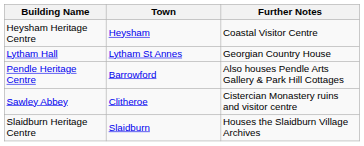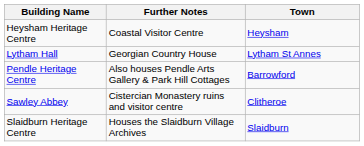columns swapped: (164, 12) <-> (290, 12)
